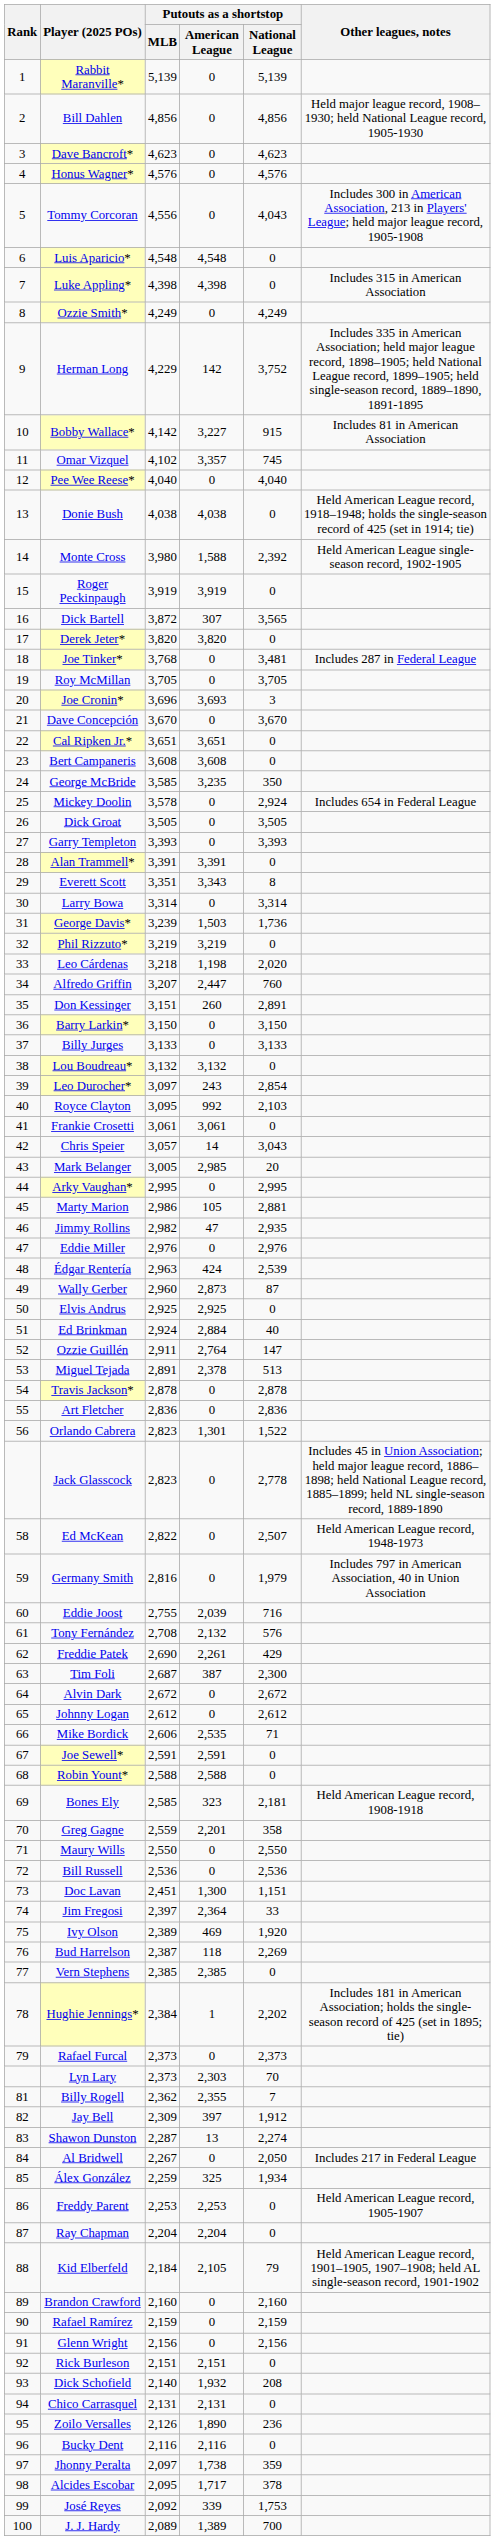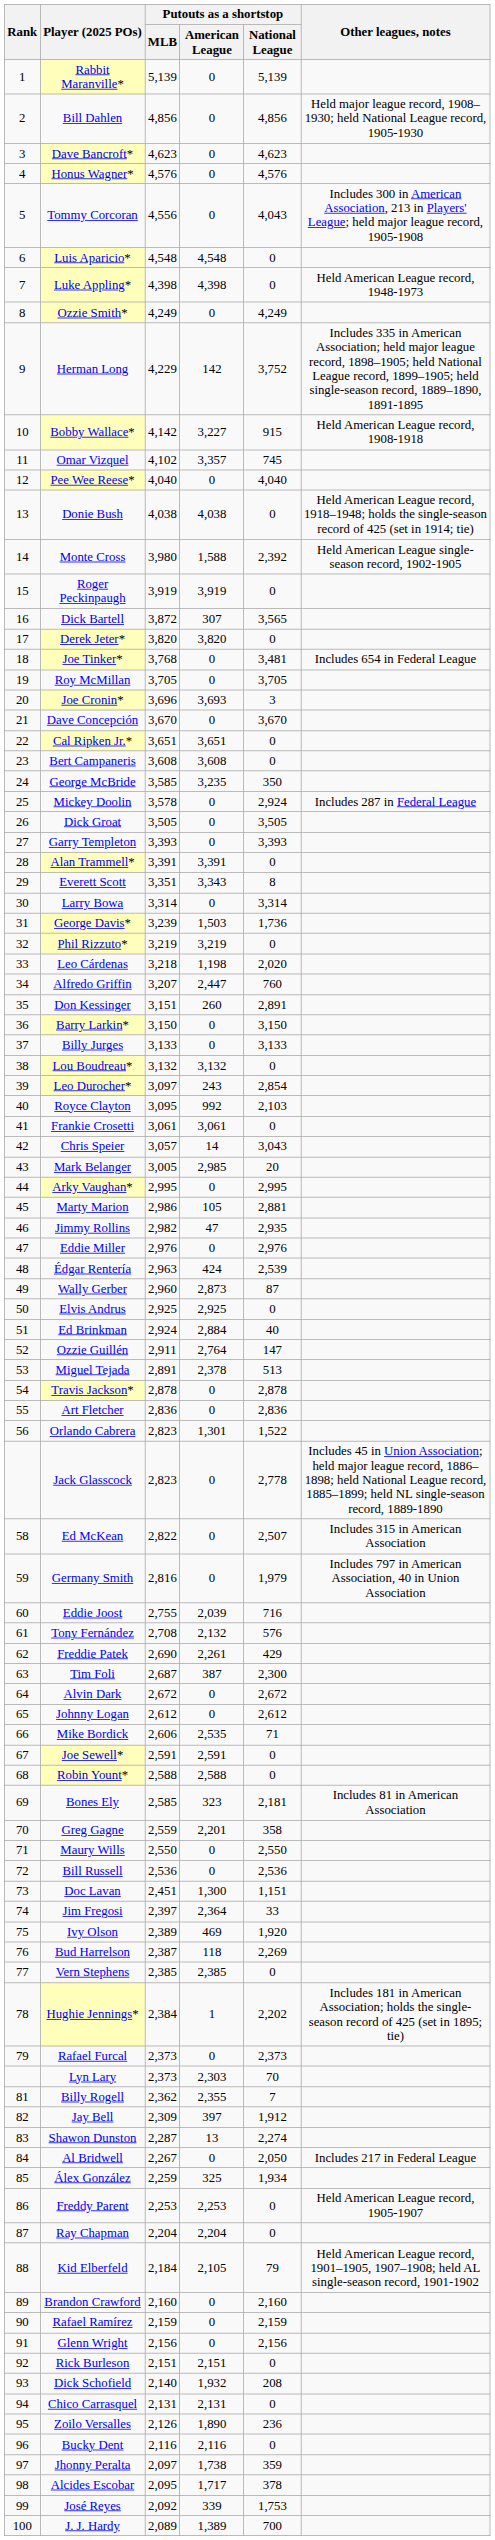(395, 285) Includes 315 in American Association -> (395, 285) Held American League record, 1948-1973
(395, 432) Includes 81 in American Association -> (395, 432) Held American League record, 1908-1918
(395, 659) Includes 287 in Federal League -> (395, 659) Includes 654 in Federal League
(395, 801) Includes 654 in Federal League -> (395, 801) Includes 287 in Federal League
(395, 1536) Held American League record, 1948-1973 -> (395, 1536) Includes 315 in American Association
(395, 1802) Held American League record, 1908-1918 -> (395, 1802) Includes 81 in American Association
